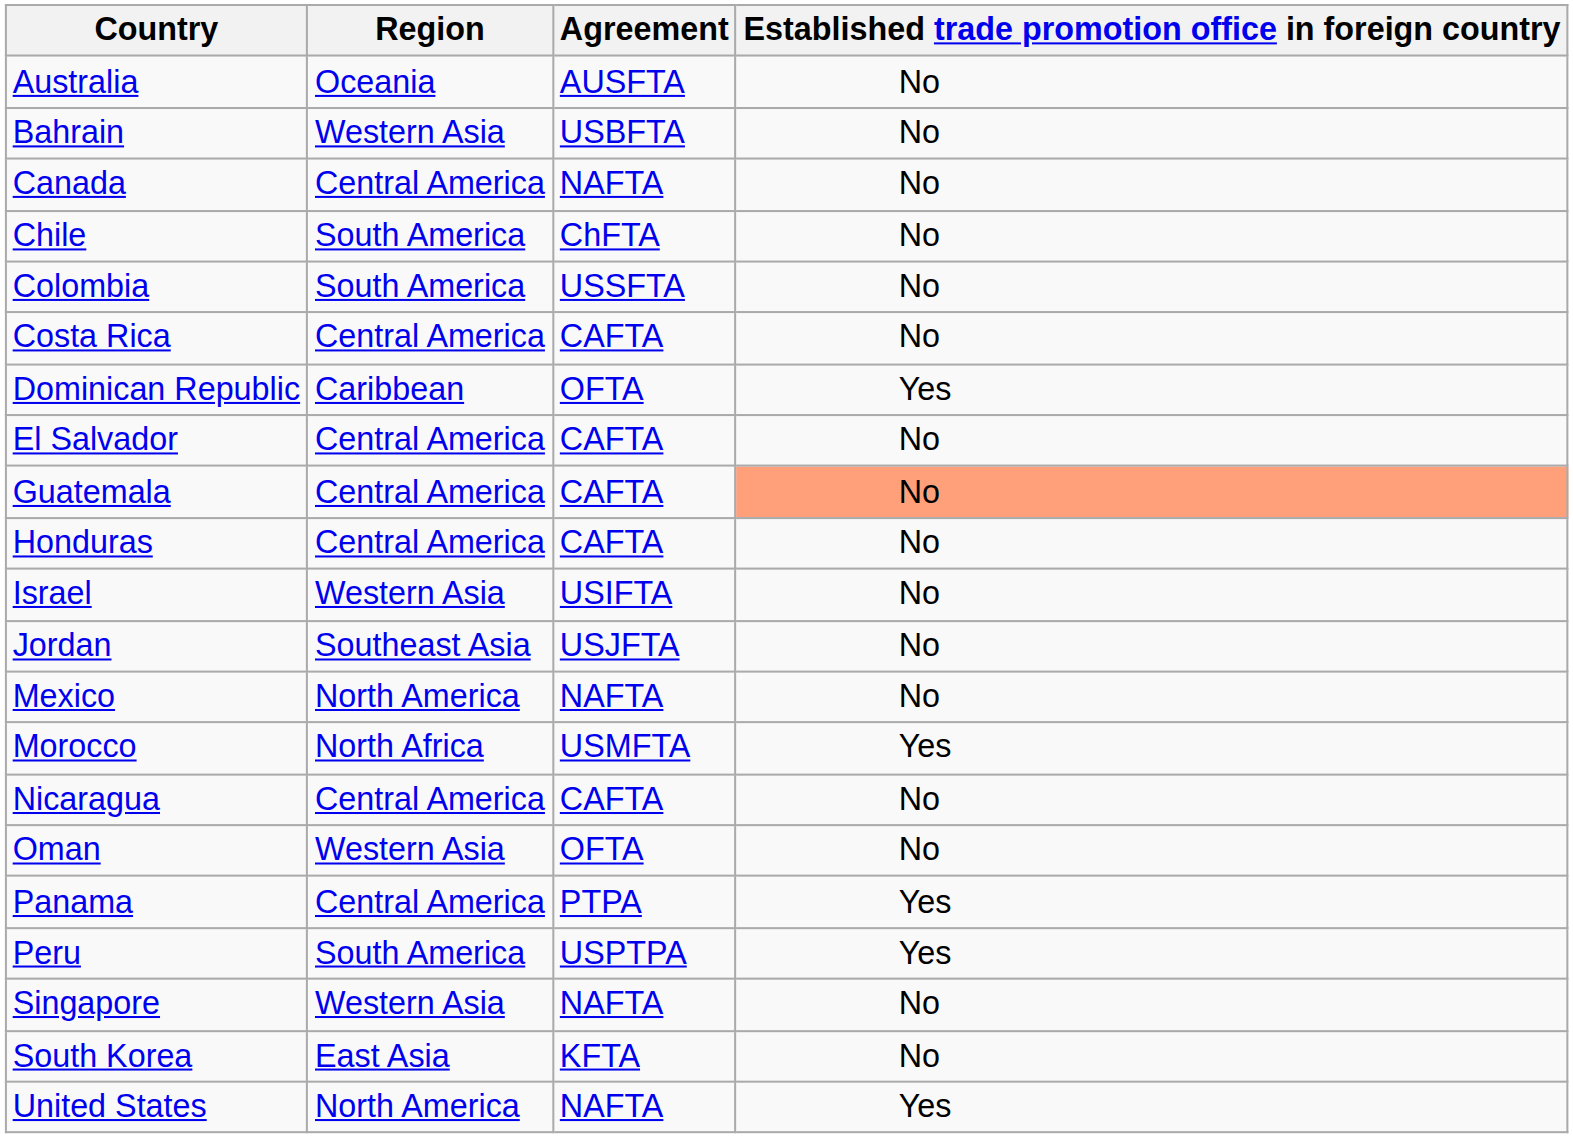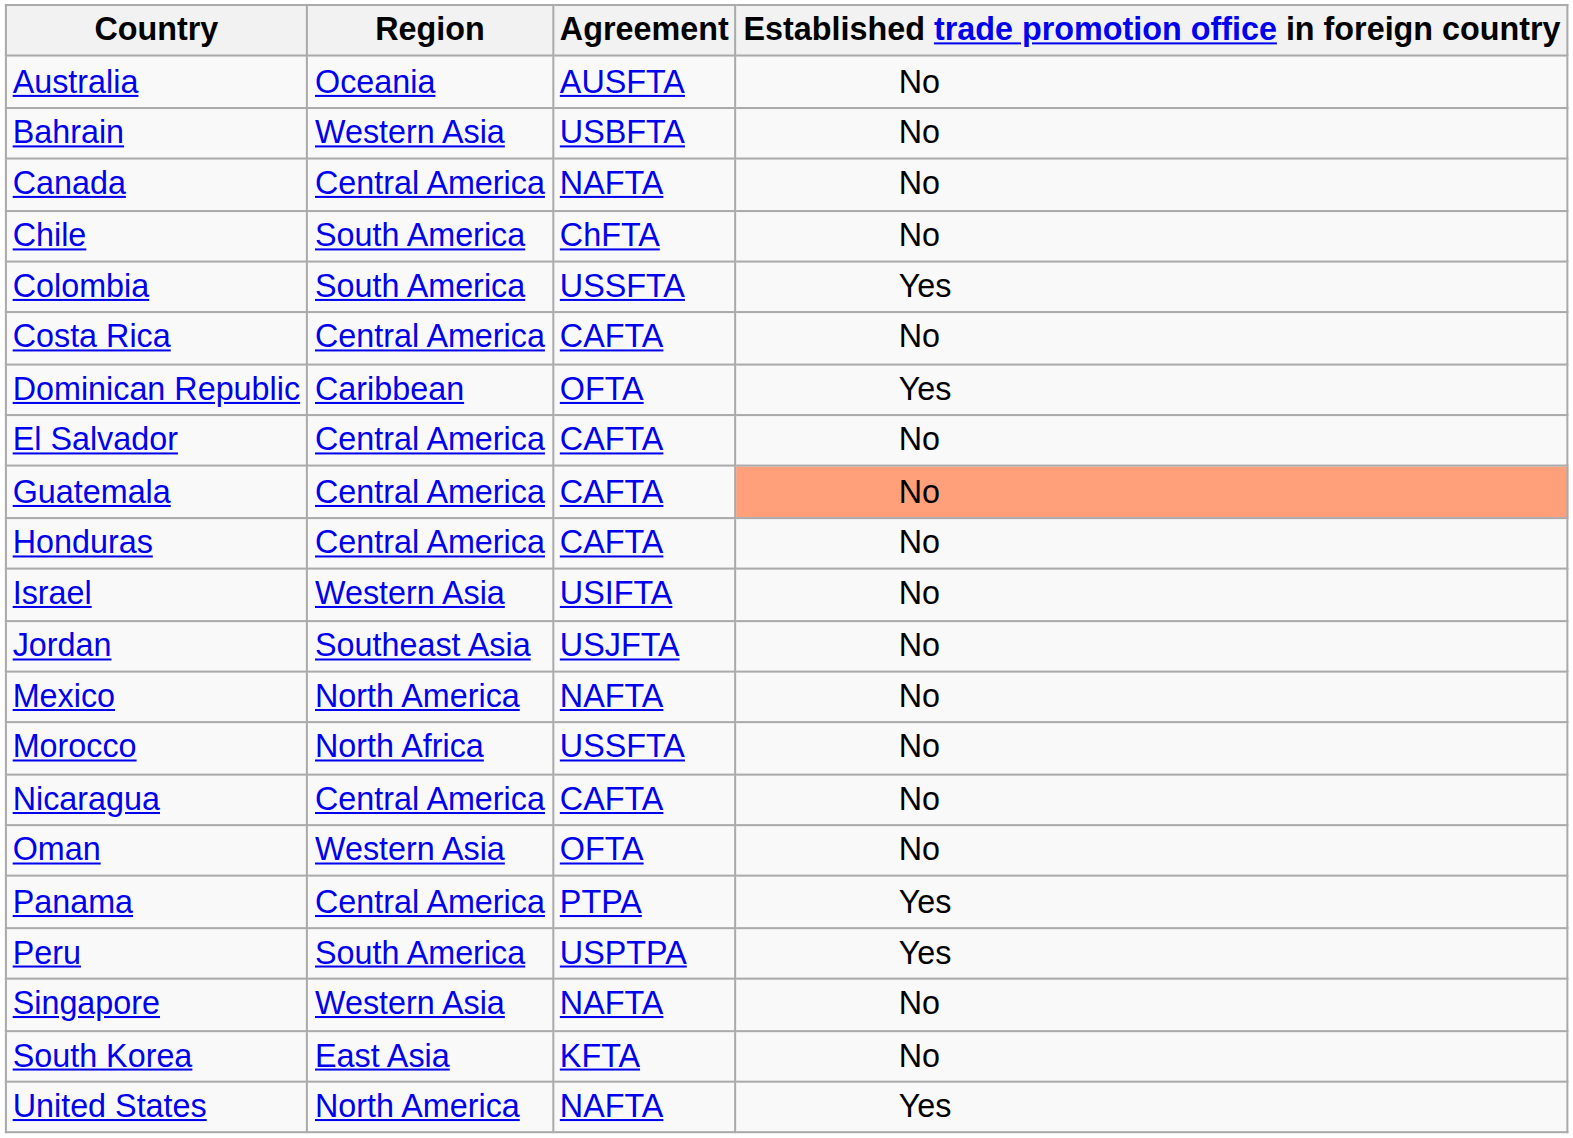(919, 286) No -> (925, 286) Yes
(625, 747) USMFTA -> (622, 747) USSFTA
(925, 747) Yes -> (919, 747) No
